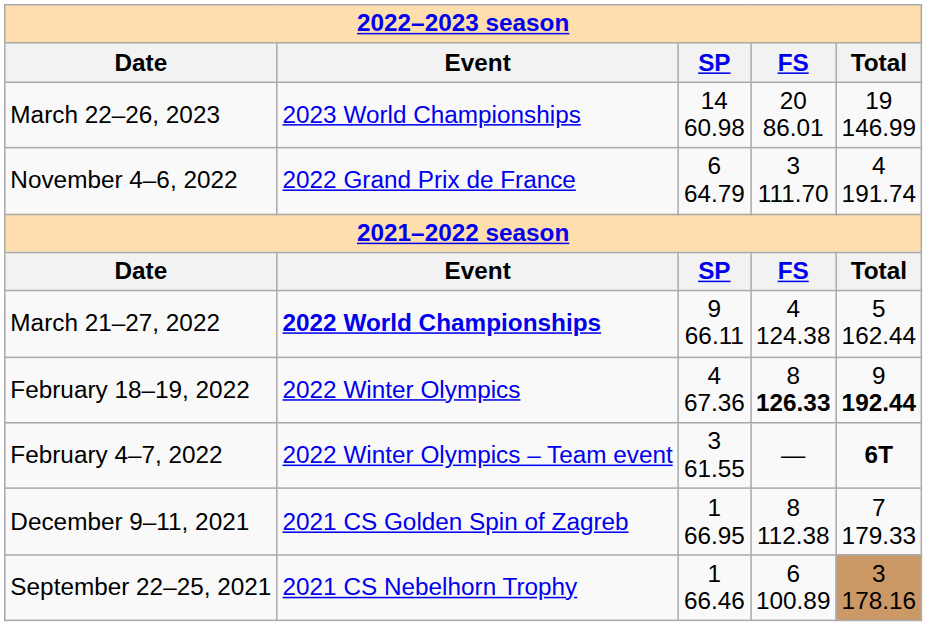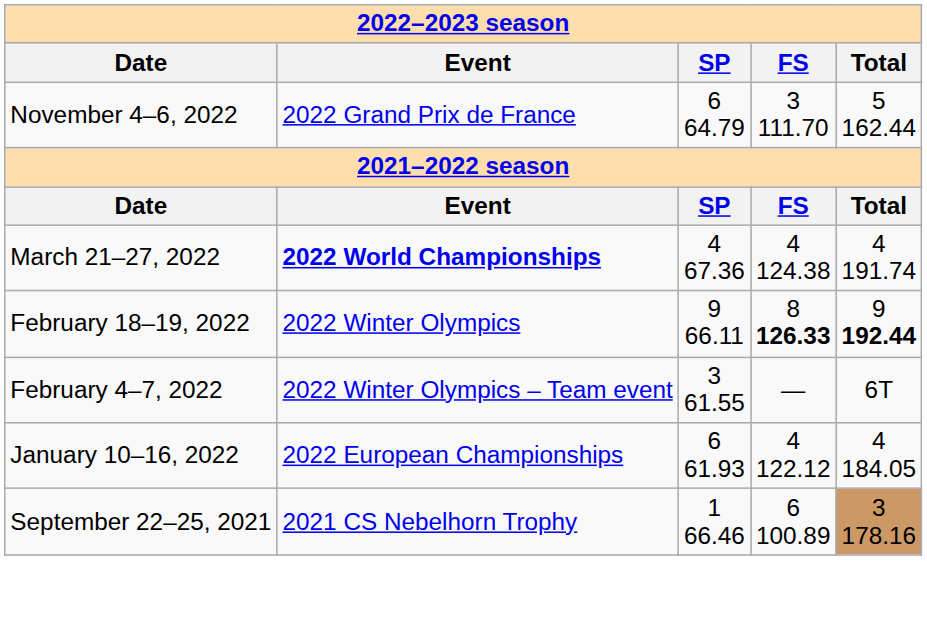- row: (115, 114)
(879, 180) 4 191.74 -> (879, 114) 5 162.44
(714, 323) 9 66.11 -> (714, 257) 4 67.36
(879, 323) 5 162.44 -> (879, 257) 4 191.74
(714, 389) 4 67.36 -> (714, 323) 9 66.11
(879, 455) bold -> (879, 389) normal
+ row: (125, 455)
- row: (130, 521)
